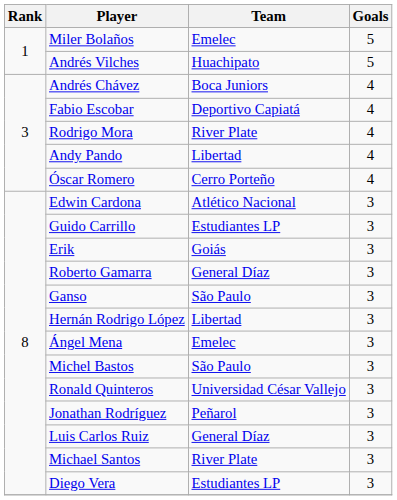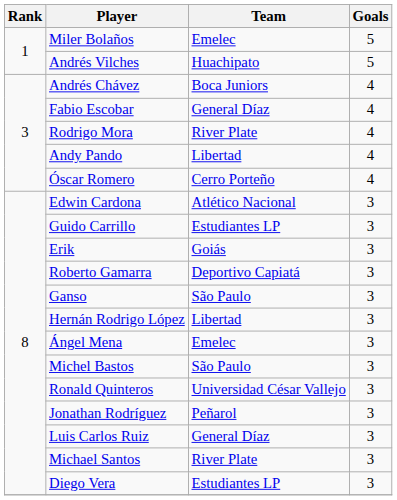(246, 109) Deportivo Capiatá -> (231, 109) General Díaz
(231, 272) General Díaz -> (246, 272) Deportivo Capiatá
